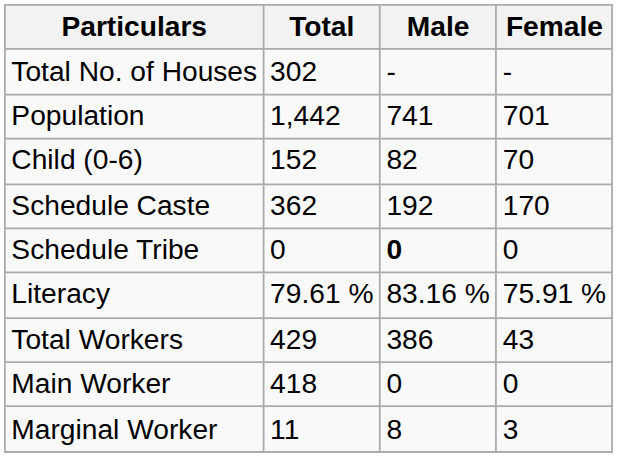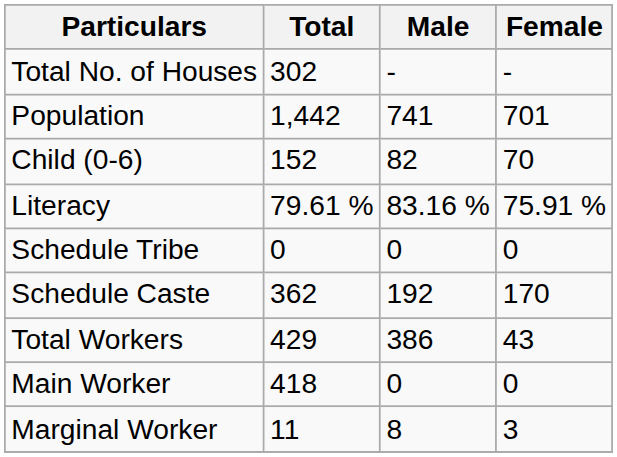rows swapped: (111, 205) <-> (61, 294)
(394, 250) bold -> (394, 250) normal
